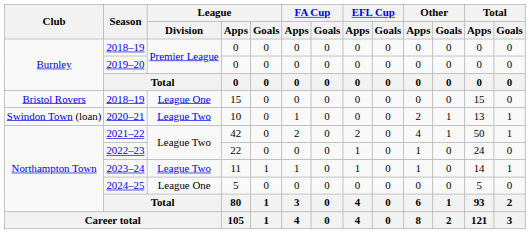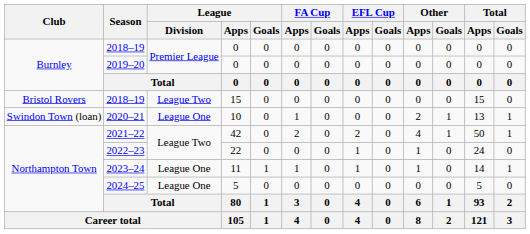(184, 99) League One -> (184, 99) League Two
(184, 116) League Two -> (184, 116) League One
(184, 168) League Two -> (184, 168) League One
